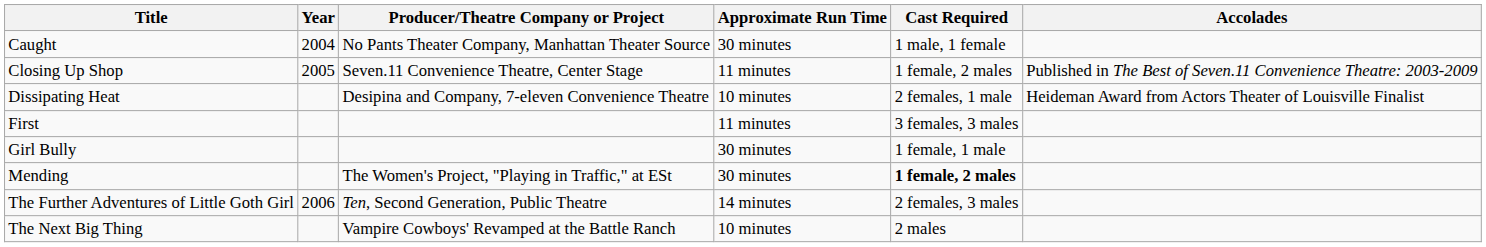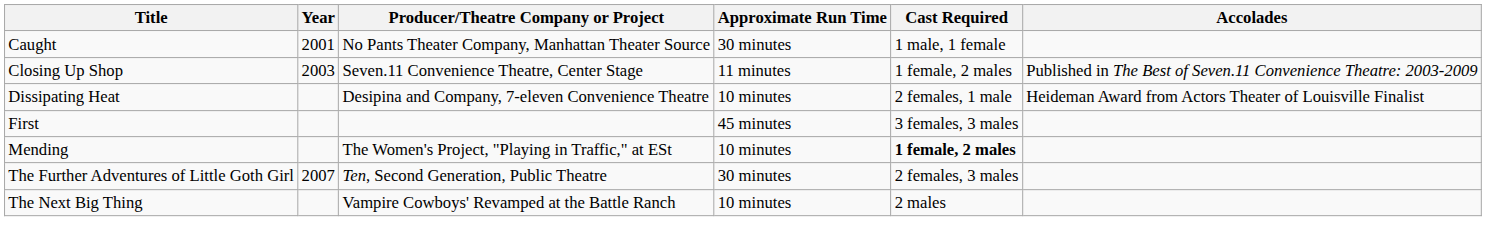(318, 44) 2004 -> (318, 44) 2001
(318, 70) 2005 -> (318, 70) 2003
(754, 123) 11 minutes -> (755, 123) 45 minutes
- row: (42, 149)
(755, 176) 30 minutes -> (755, 149) 10 minutes
(318, 202) 2006 -> (318, 176) 2007
(755, 202) 14 minutes -> (755, 176) 30 minutes
